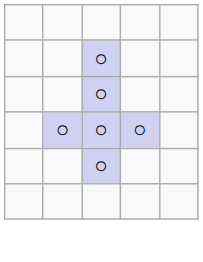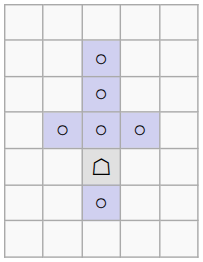+ row: (63, 166)
